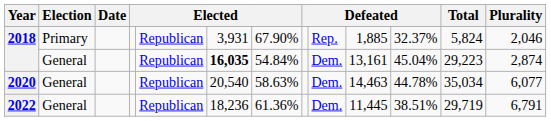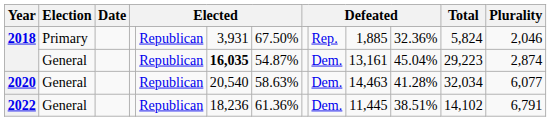(277, 37) 67.90% -> (277, 37) 67.50%
(416, 37) 32.37% -> (416, 37) 32.36%
(277, 60) 54.84% -> (277, 60) 54.87%
(416, 82) 44.78% -> (416, 82) 41.28%
(463, 82) 35,034 -> (463, 82) 32,034
(463, 104) 29,719 -> (463, 104) 14,102
